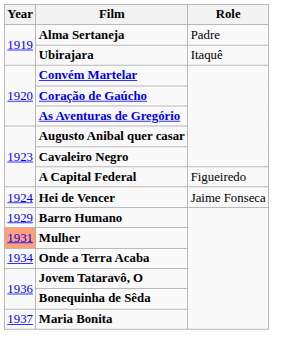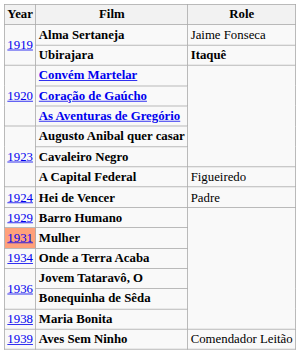(205, 34) Padre -> (228, 34) Jaime Fonseca
(207, 55) normal -> (208, 55) bold
(228, 197) Jaime Fonseca -> (205, 197) Padre
(20, 319) 1937 -> (20, 319) 1938
+ row: (83, 339)
